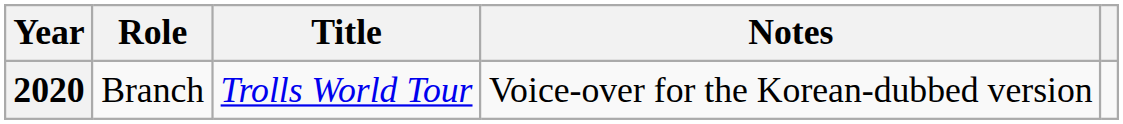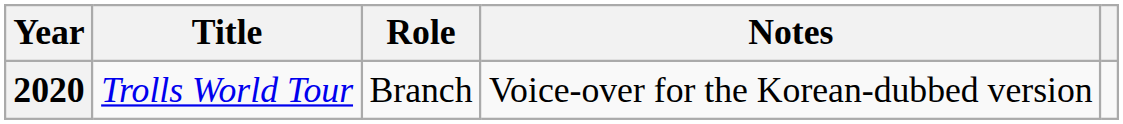columns swapped: (347, 32) <-> (153, 32)
